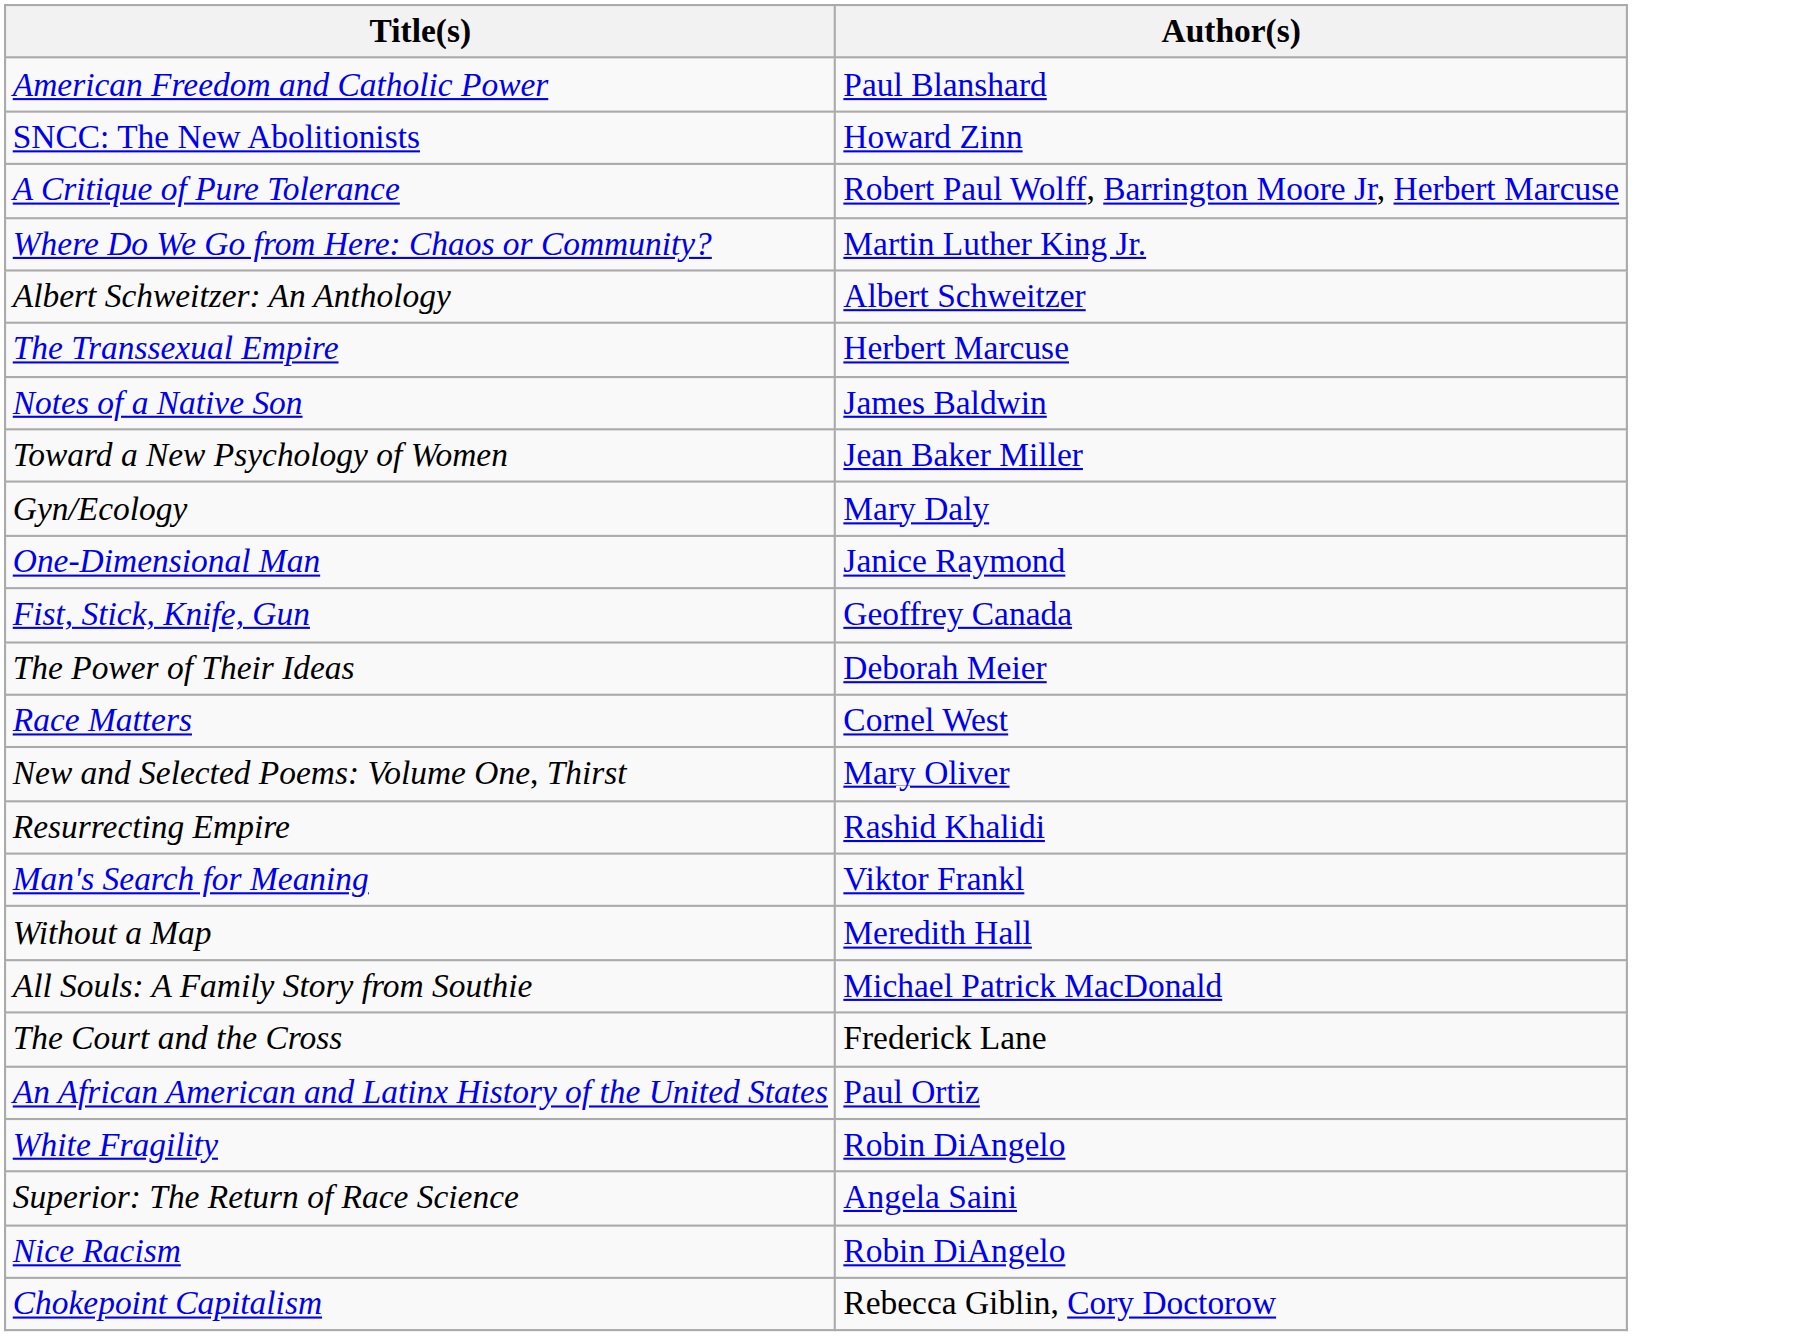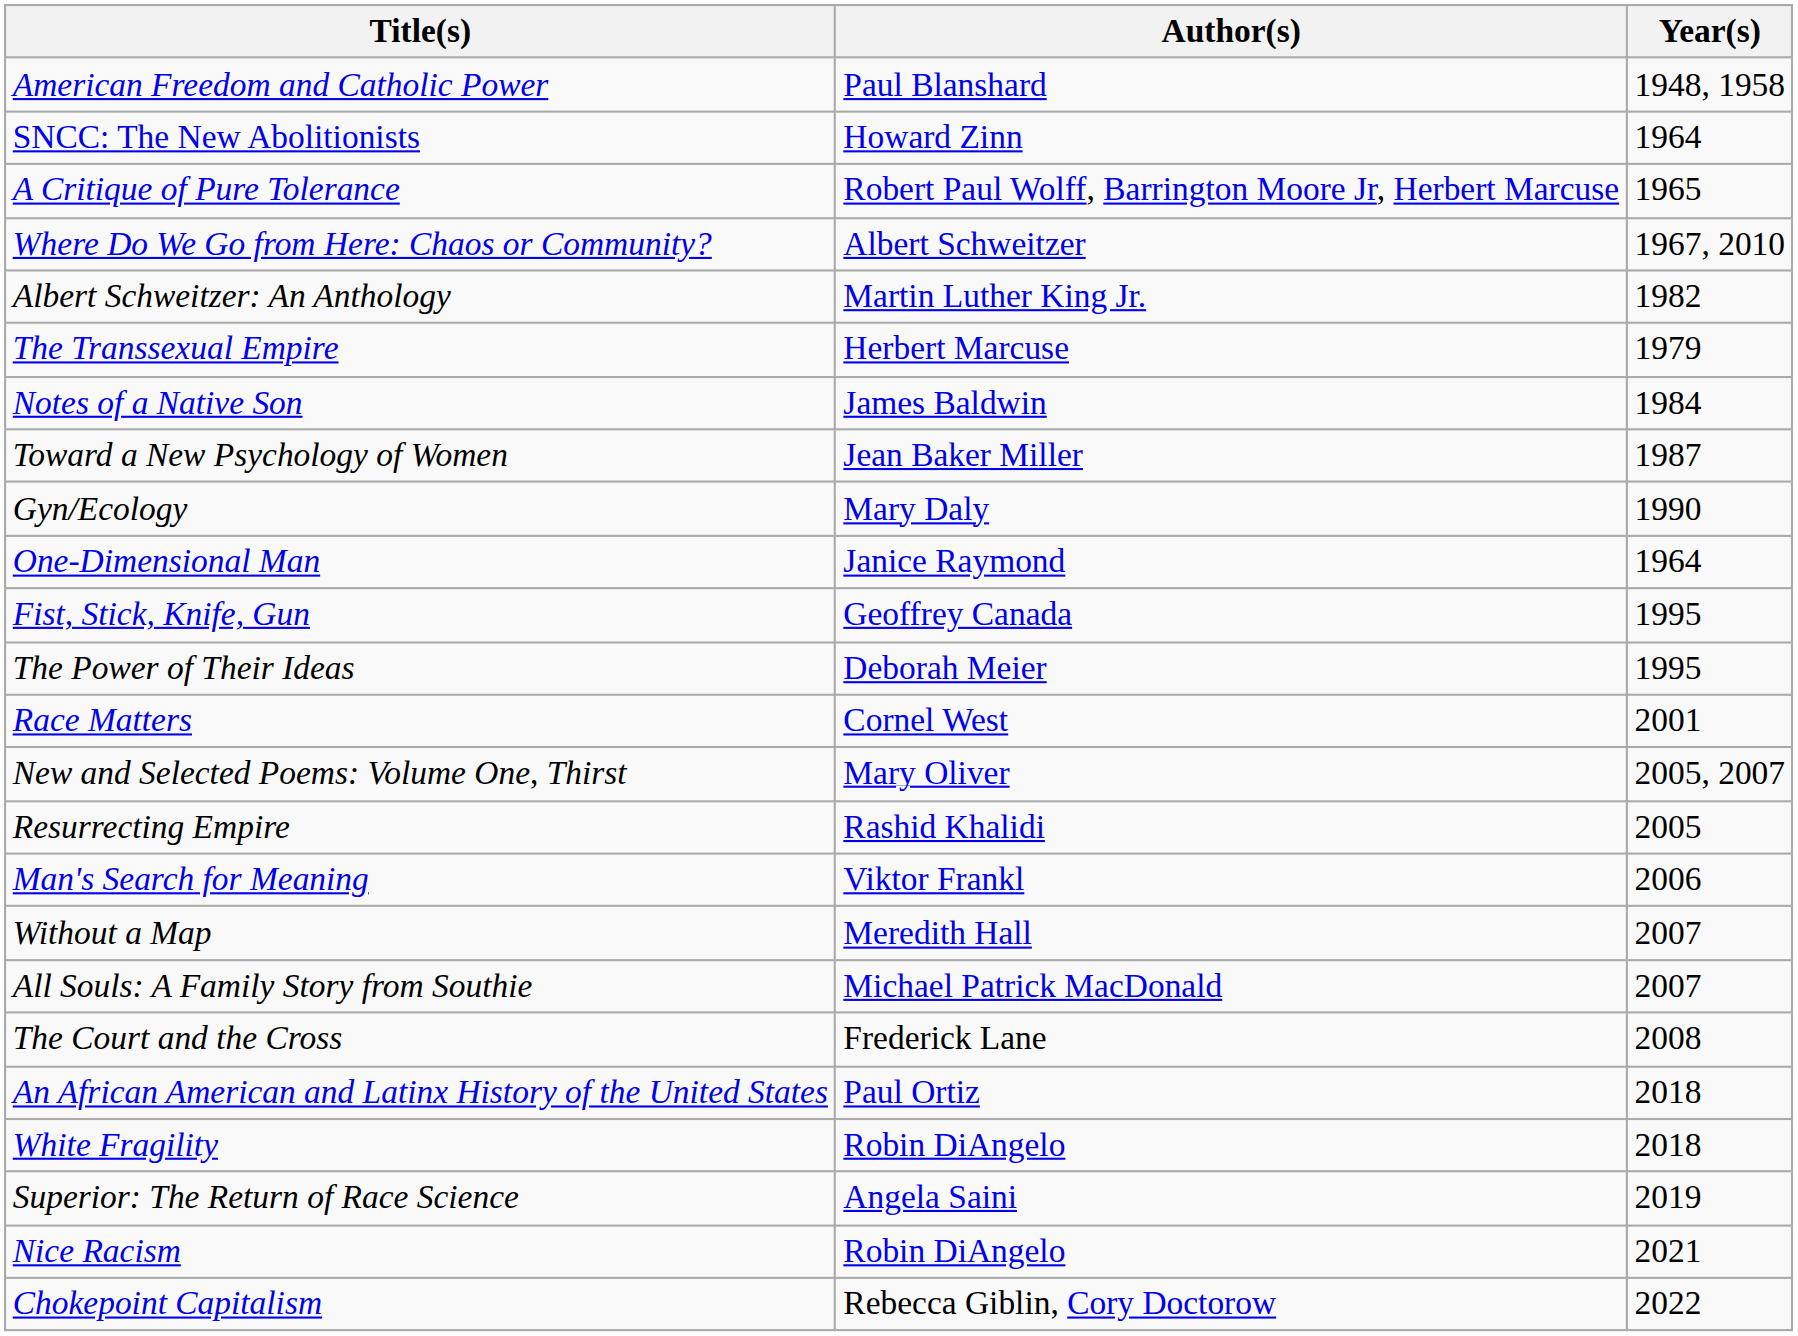+ column: (1710, 31)
(995, 243) Martin Luther King Jr. -> (965, 243) Albert Schweitzer
(965, 296) Albert Schweitzer -> (995, 296) Martin Luther King Jr.
